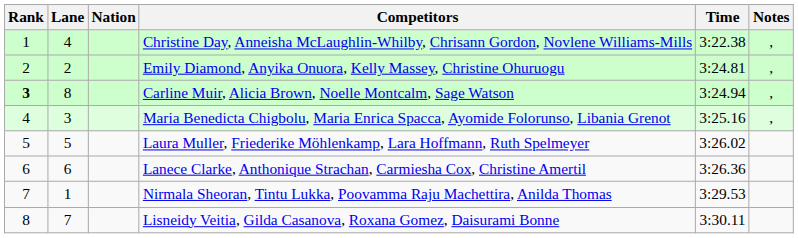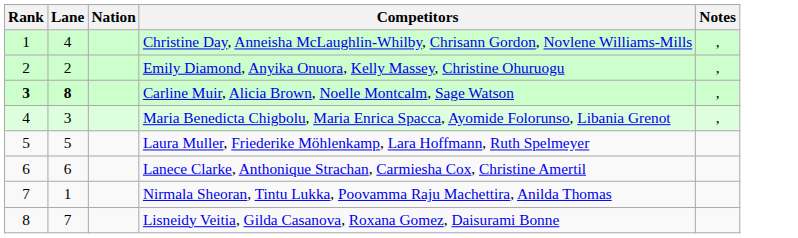- column: (723, 17)
(68, 93) normal -> (68, 93) bold
